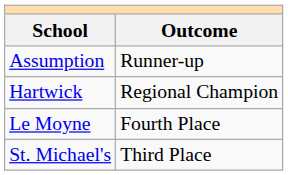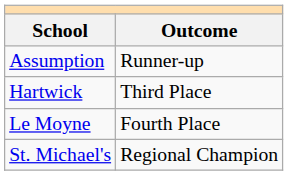(199, 92) Regional Champion -> (166, 92) Third Place
(166, 154) Third Place -> (199, 154) Regional Champion
